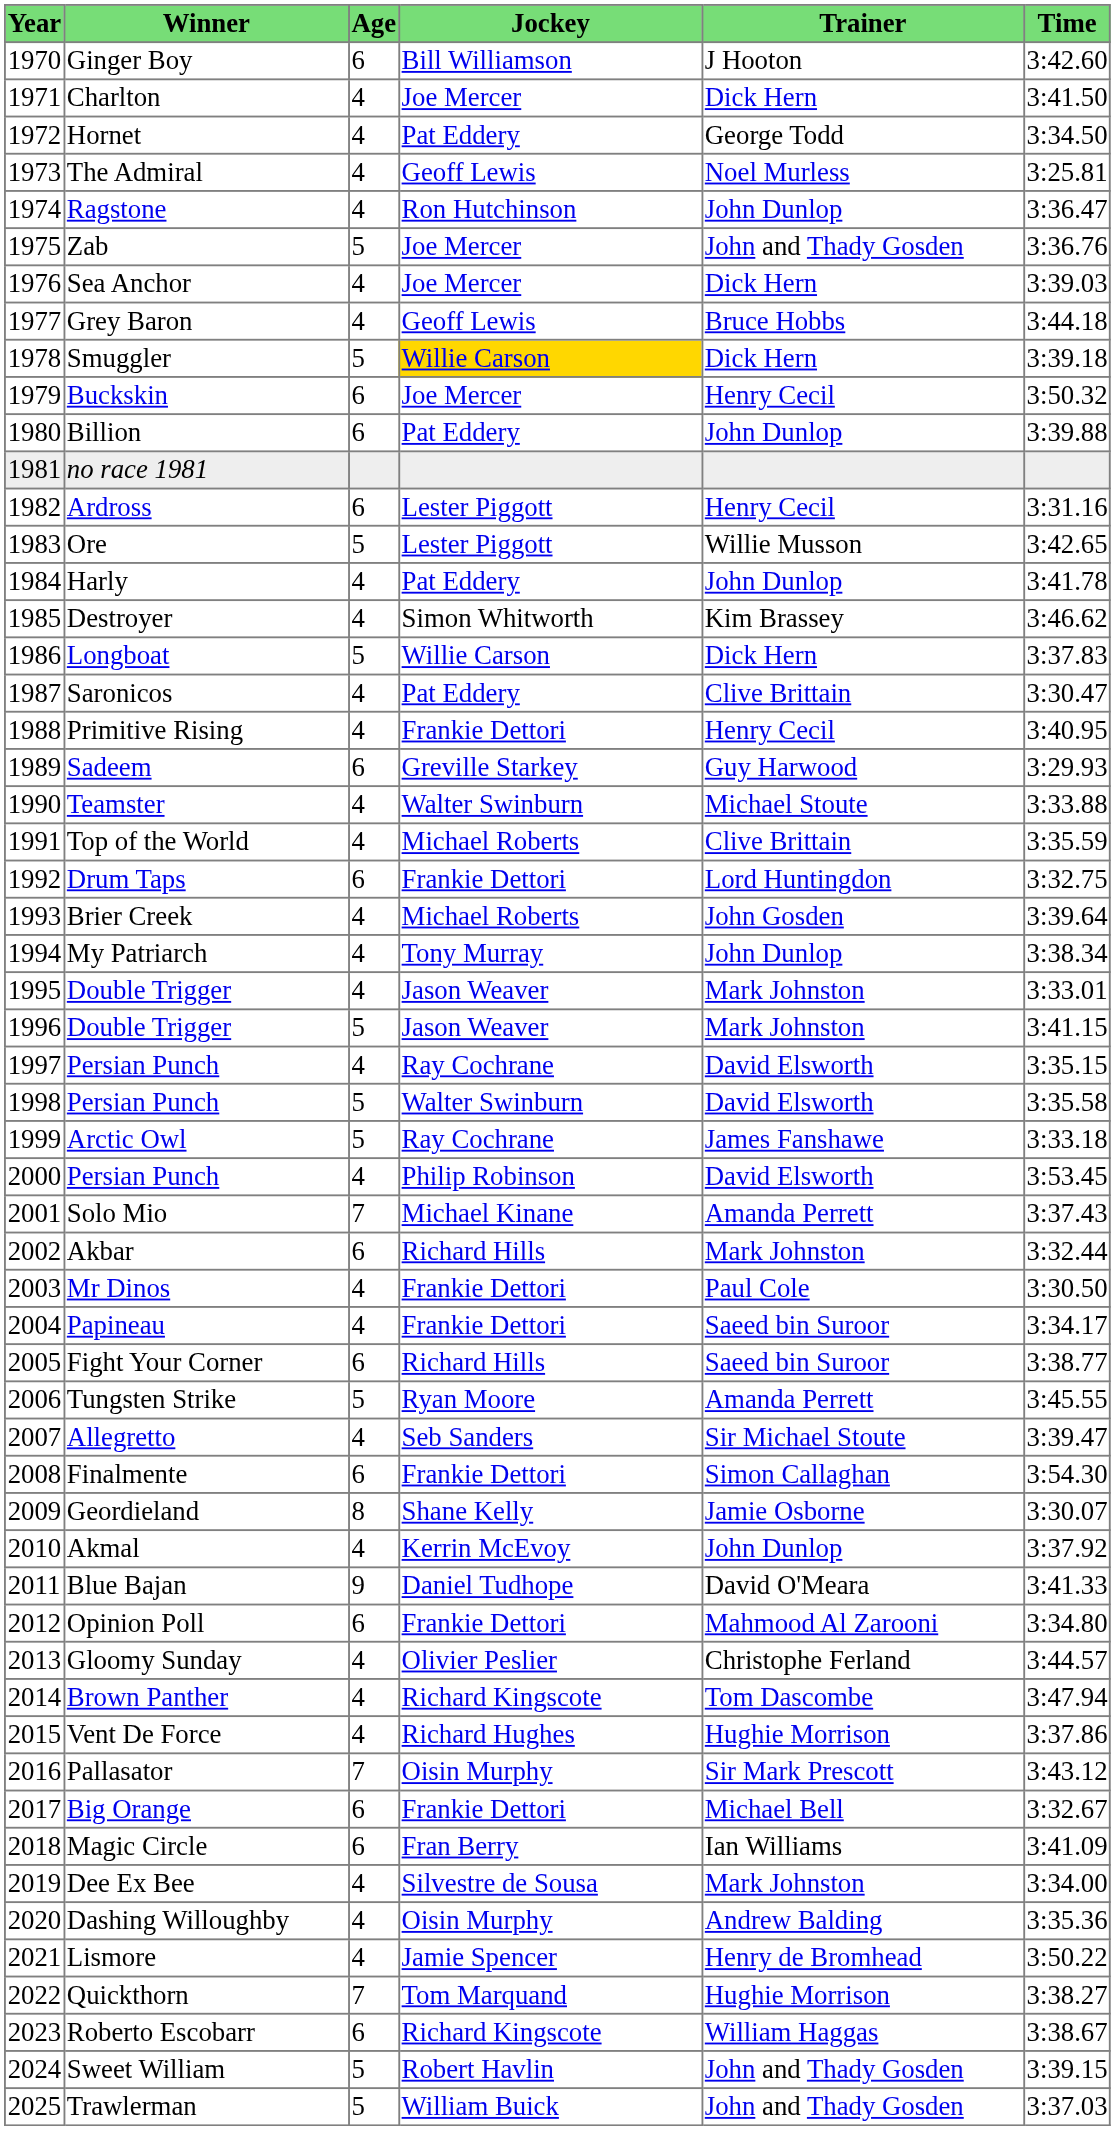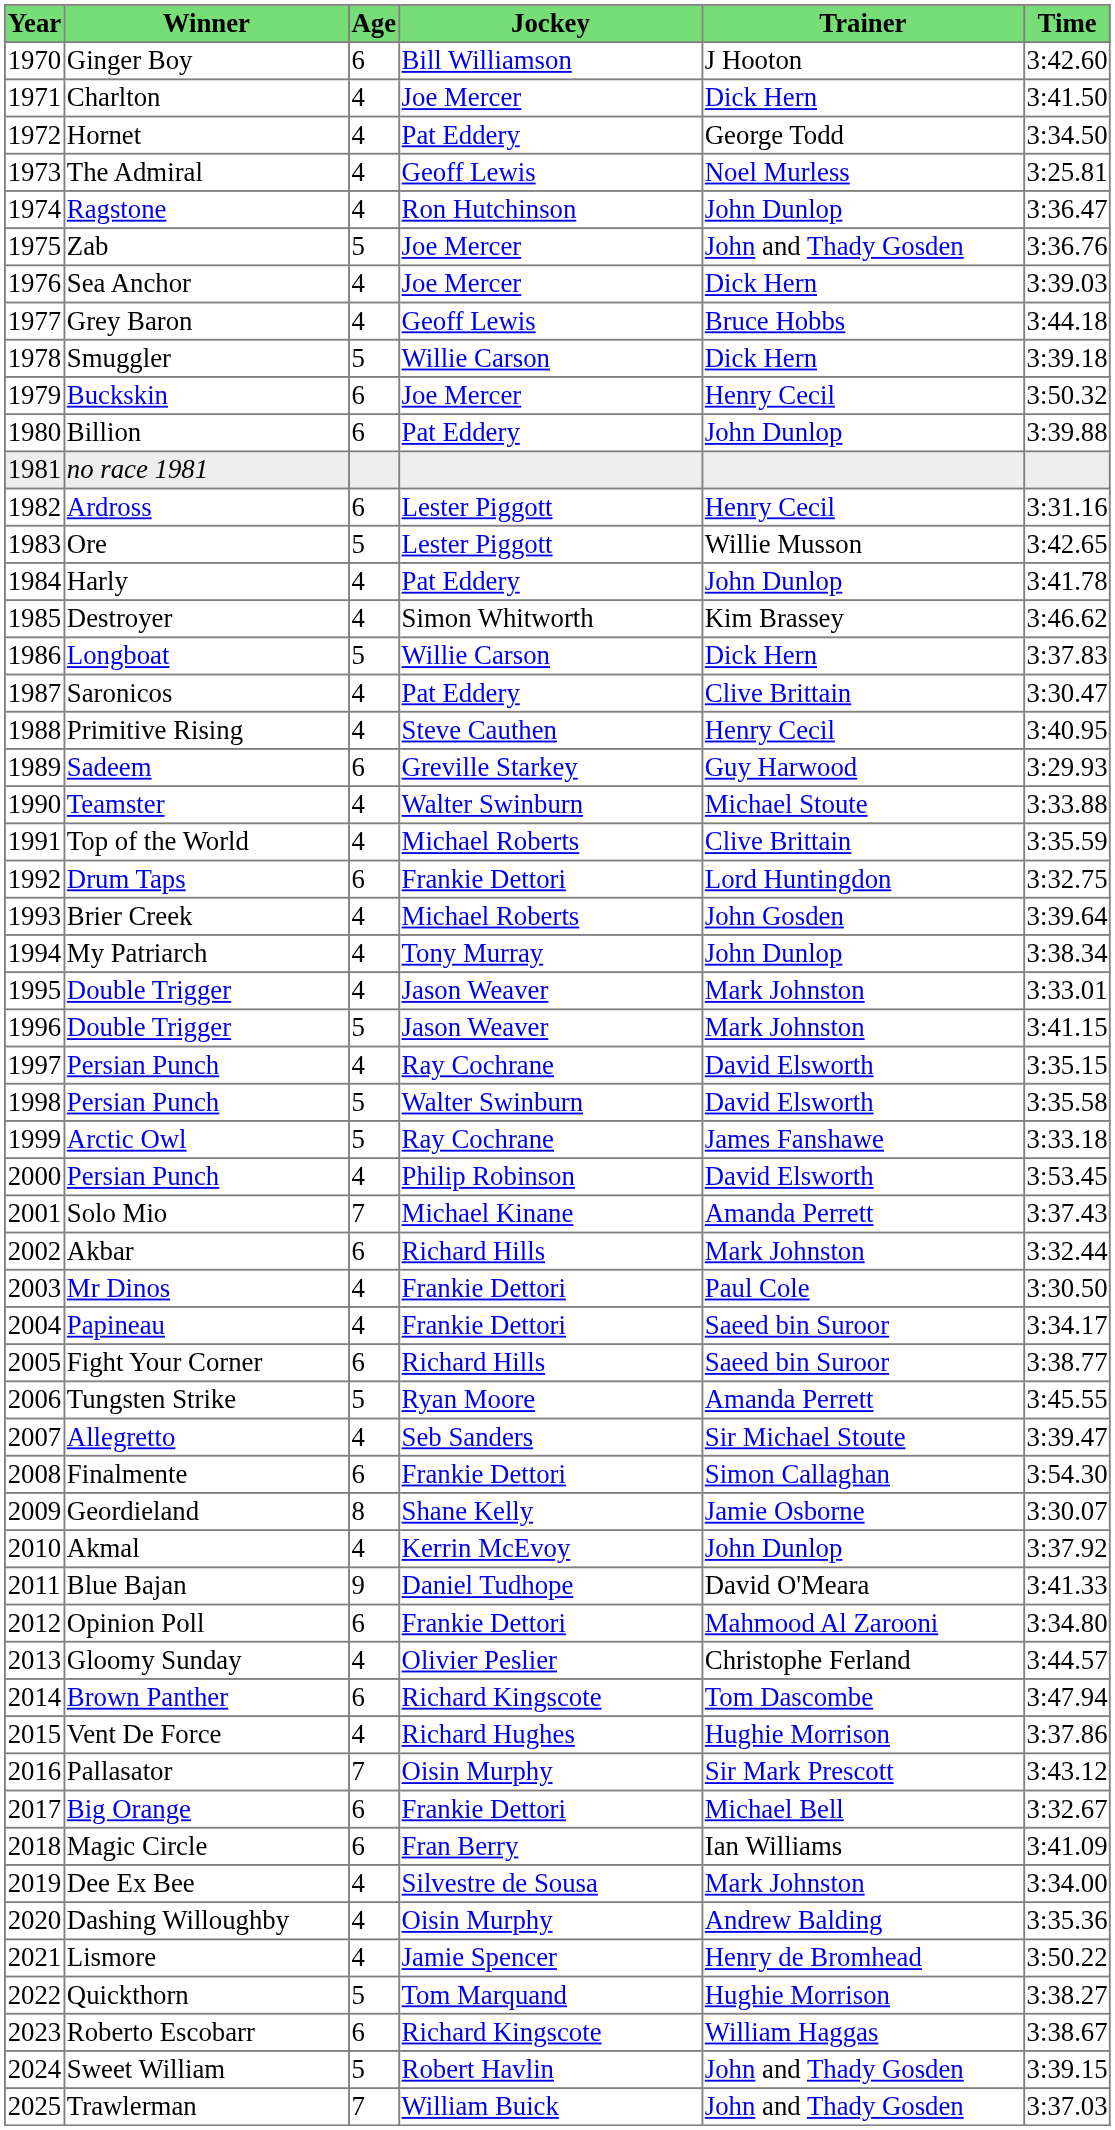(476, 357) gold background -> (476, 357) no background
(484, 729) Frankie Dettori -> (479, 729) Steve Cauthen
(358, 1697) 4 -> (358, 1697) 6
(358, 1994) 7 -> (358, 1994) 5
(358, 2106) 5 -> (358, 2106) 7
